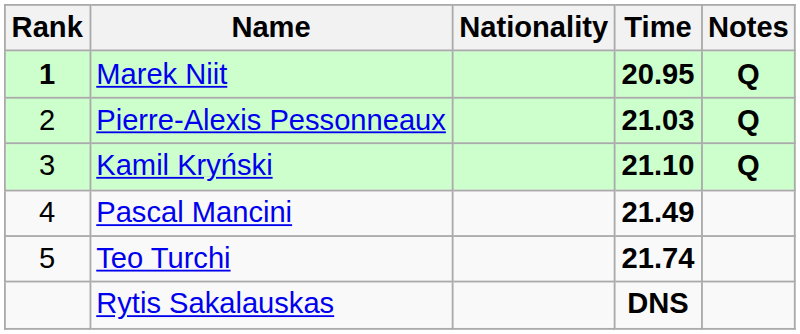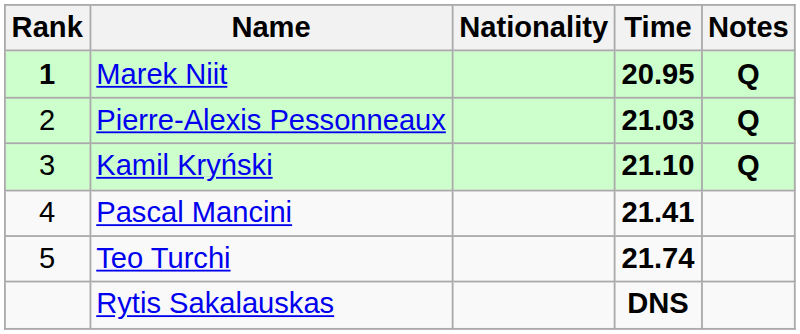(658, 212) 21.49 -> (658, 212) 21.41
